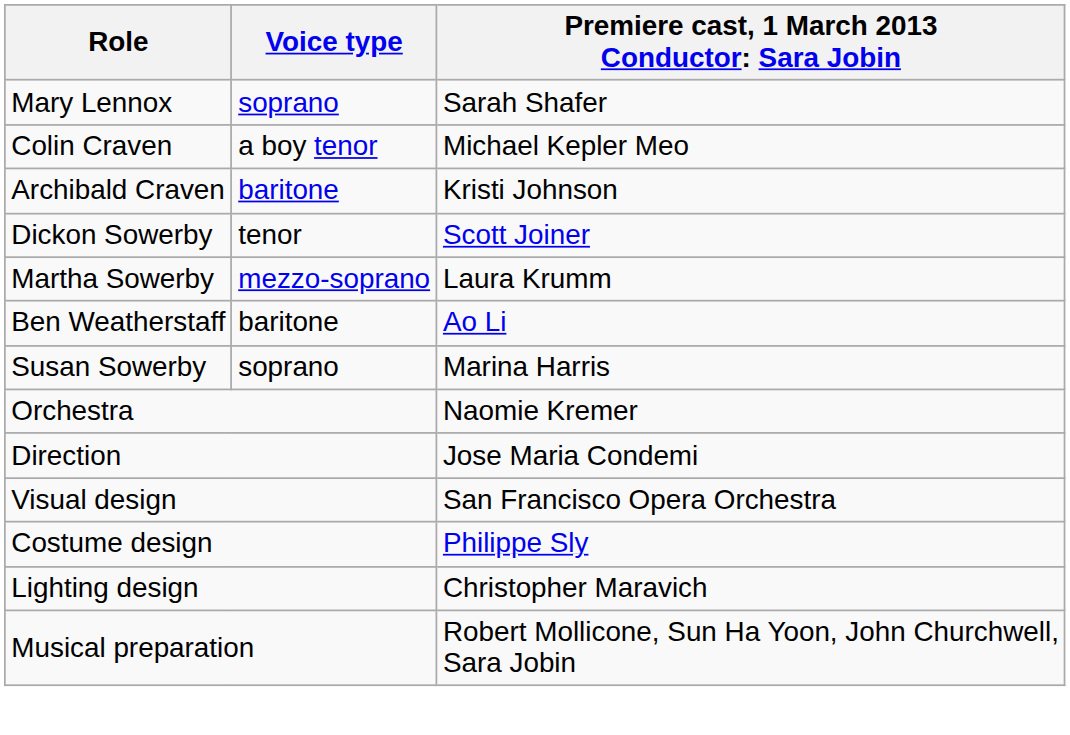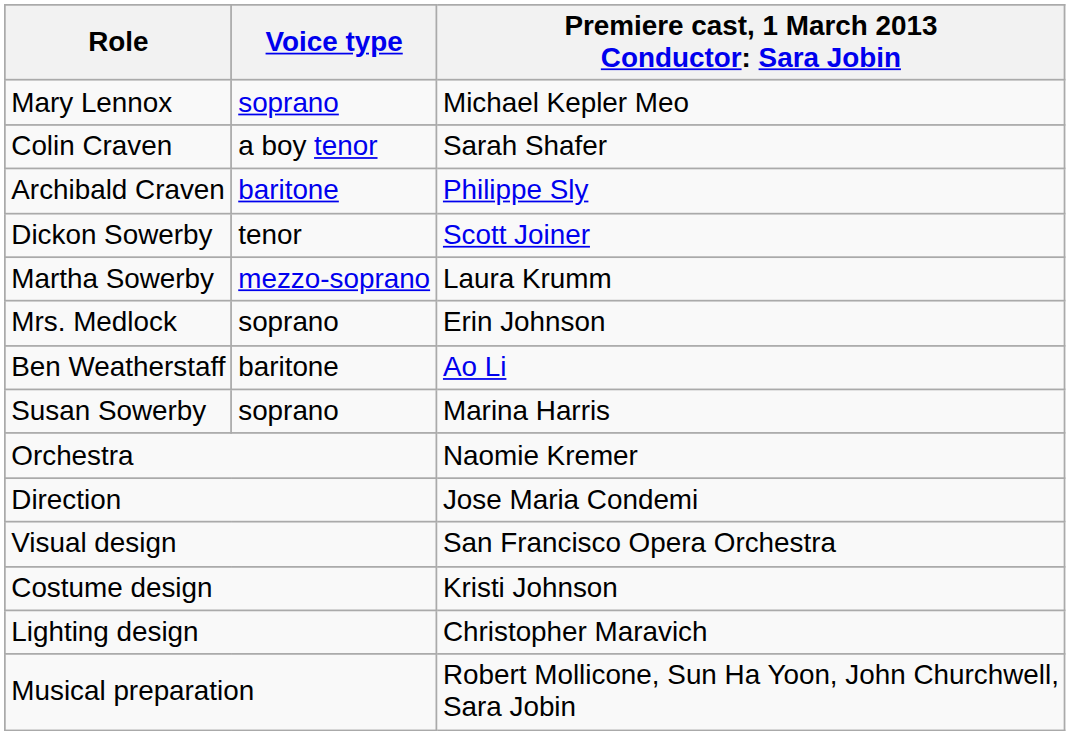(525, 102) Sarah Shafer -> (566, 102) Michael Kepler Meo
(566, 146) Michael Kepler Meo -> (525, 146) Sarah Shafer
(530, 190) Kristi Johnson -> (516, 190) Philippe Sly
+ row: (94, 322)
(516, 543) Philippe Sly -> (530, 587) Kristi Johnson
